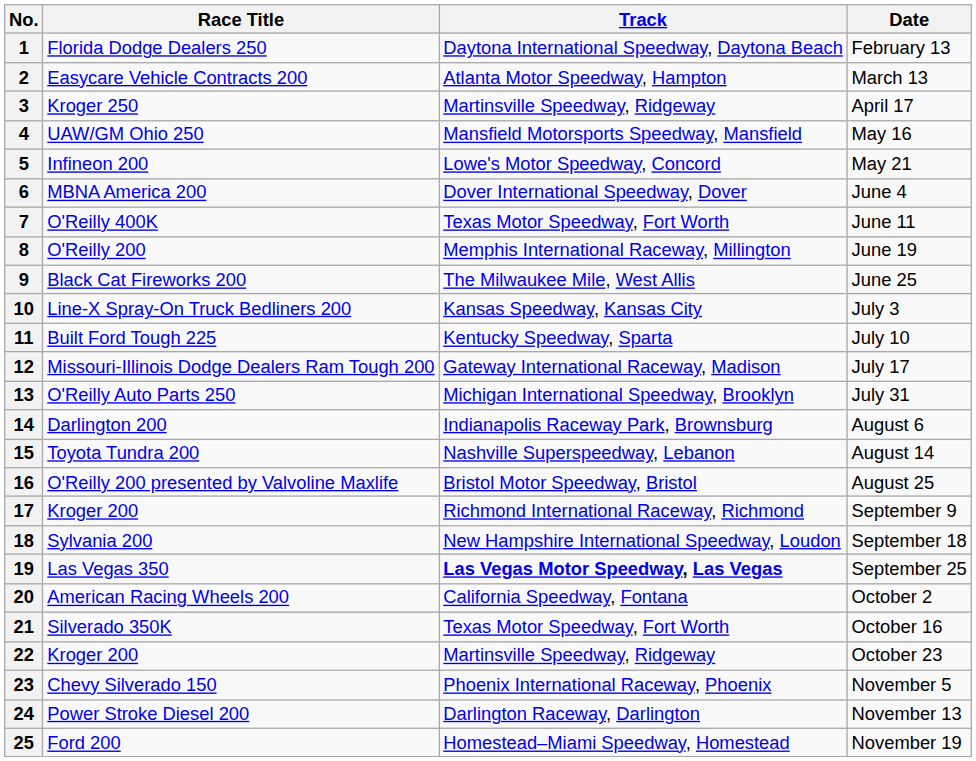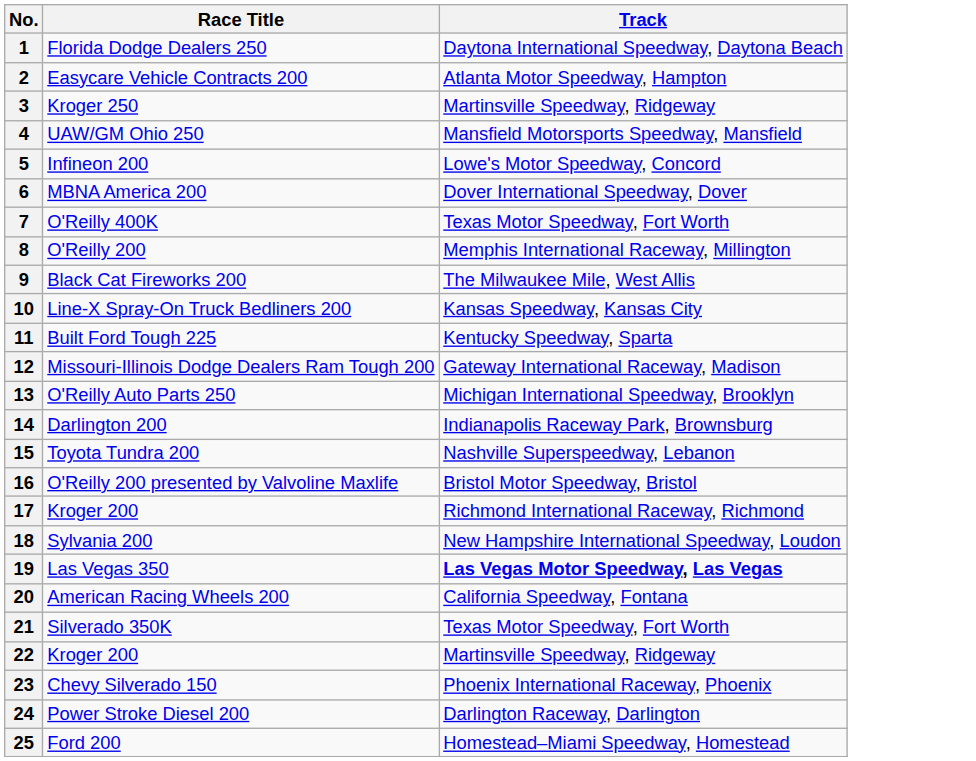- column: (909, 19)
